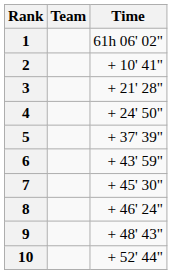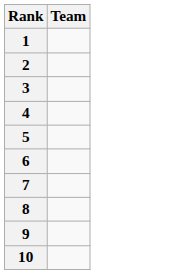- column: (128, 16)
